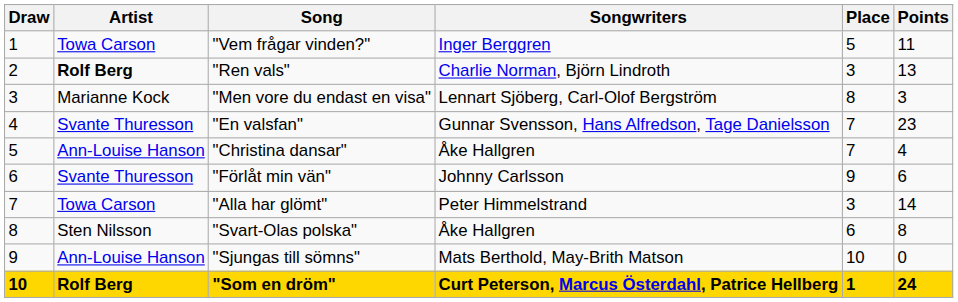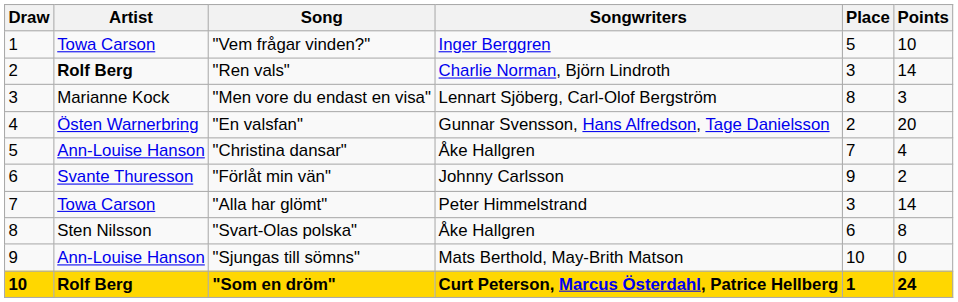(906, 44) 11 -> (907, 44) 10
(907, 71) 13 -> (907, 71) 14
(125, 124) Svante Thuresson -> (128, 124) Östen Warnerbring
(851, 124) 7 -> (851, 124) 2
(907, 124) 23 -> (907, 124) 20
(902, 177) 6 -> (902, 177) 2
